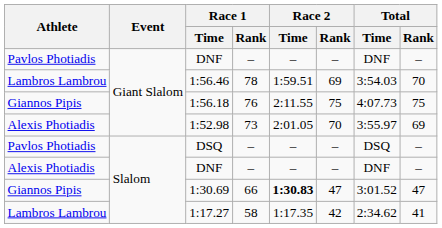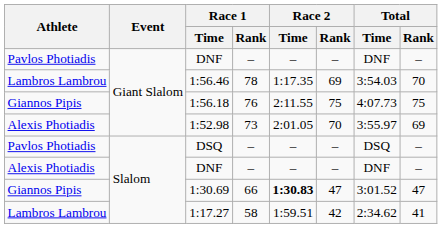(293, 81) 1:59.51 -> (293, 81) 1:17.35
(293, 212) 1:17.35 -> (293, 212) 1:59.51
